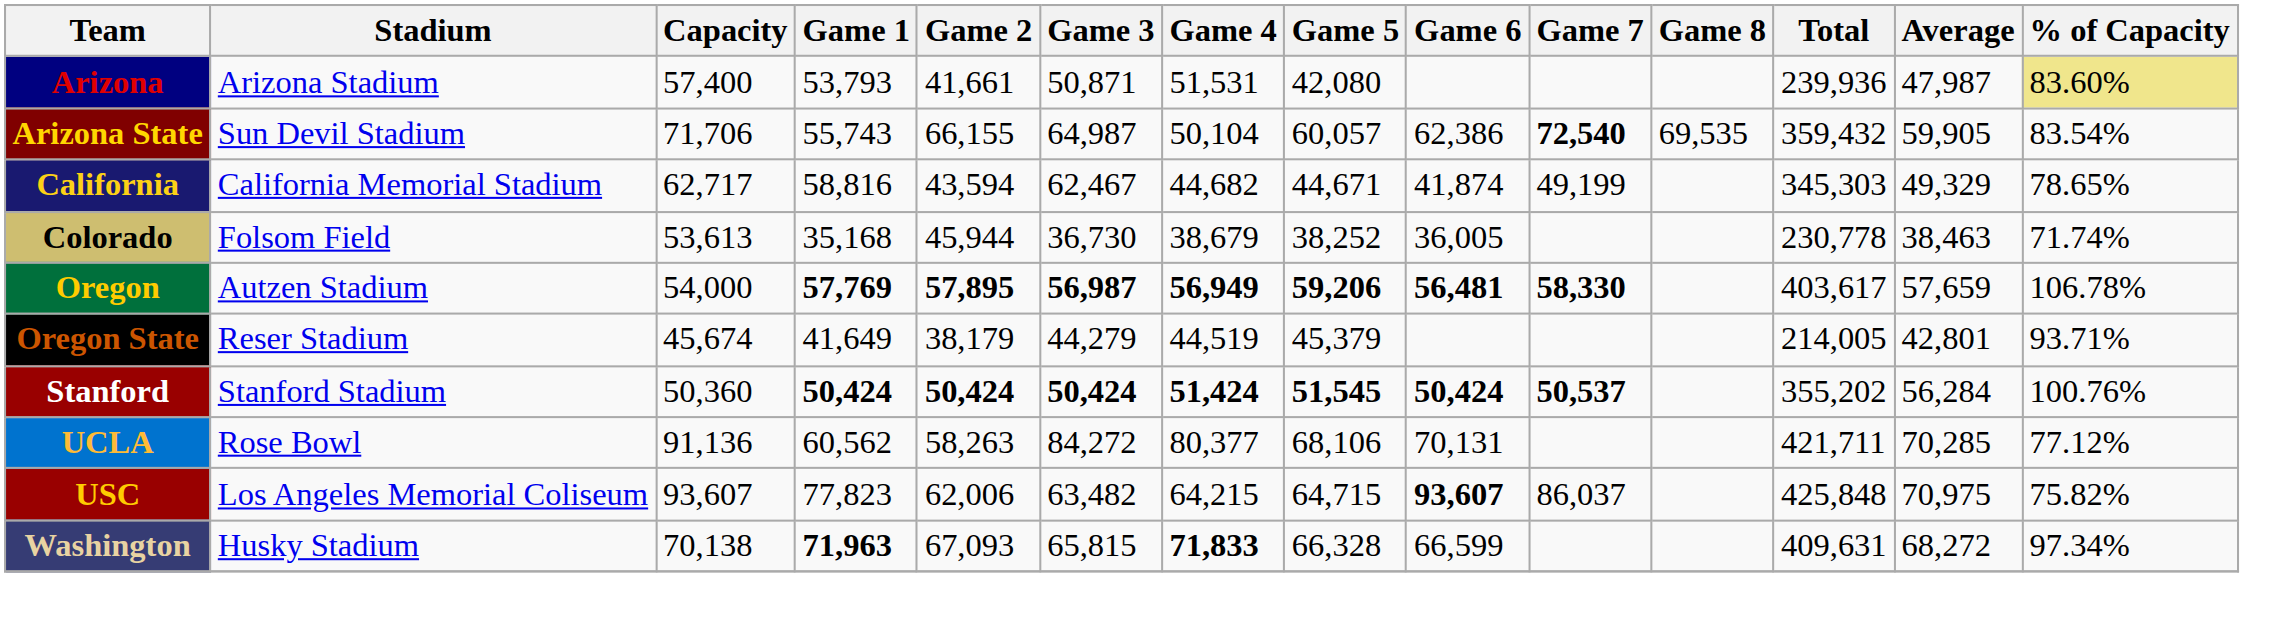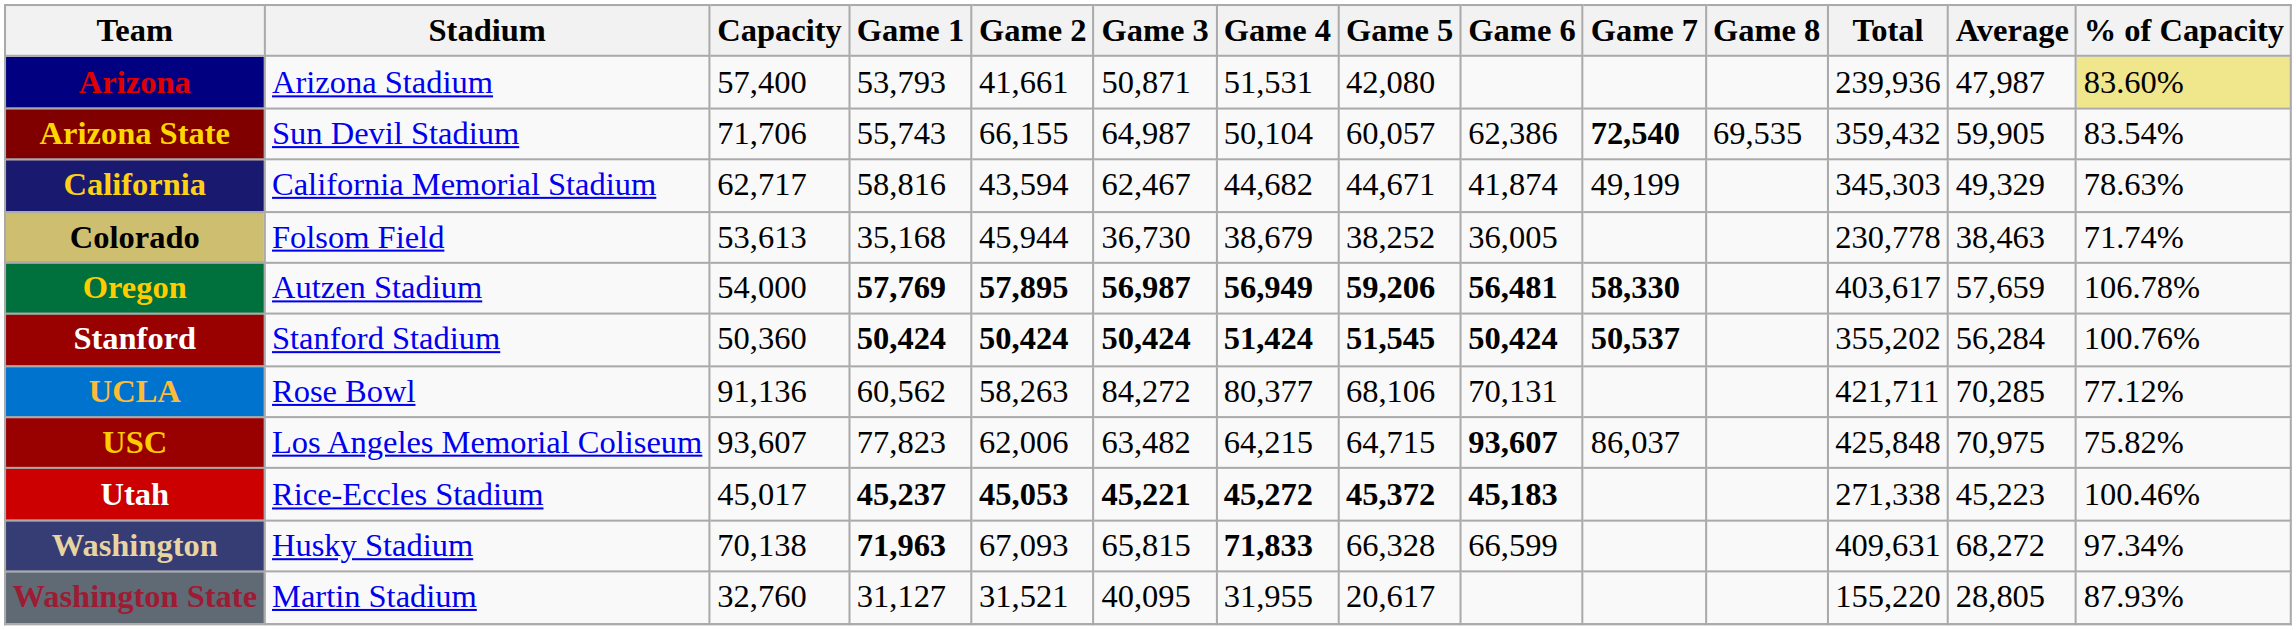(2080, 184) 78.65% -> (2134, 184) 78.63%
- row: (108, 339)
+ row: (135, 493)
+ row: (135, 596)
